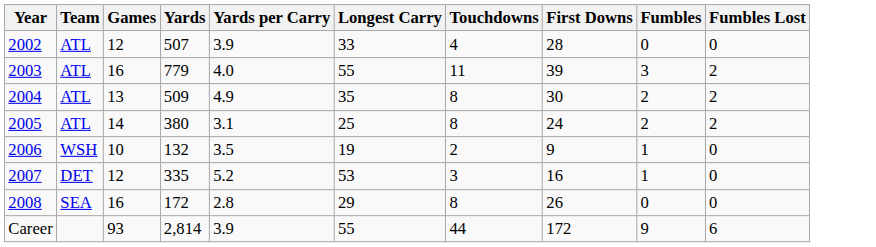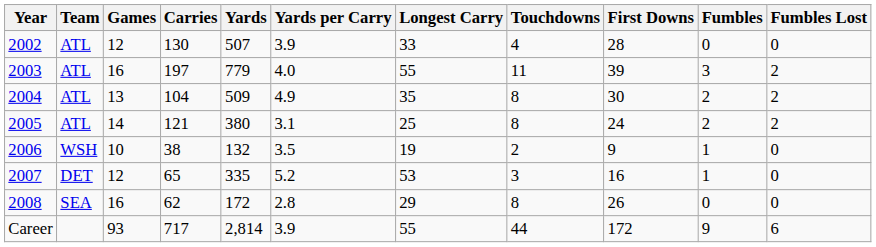+ column: (191, 17)
